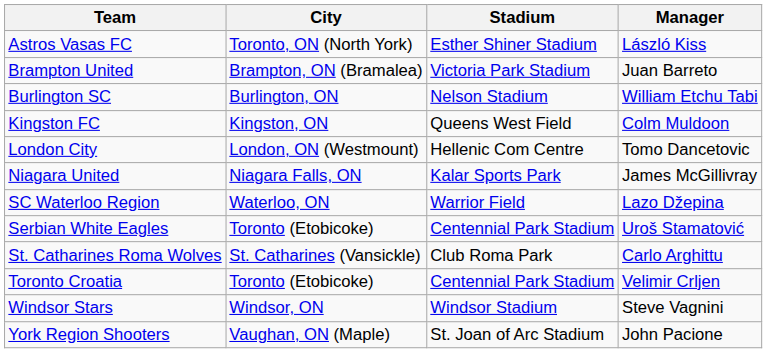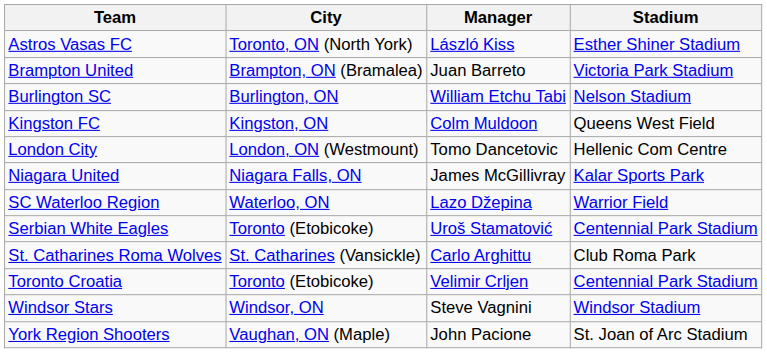columns swapped: (522, 17) <-> (690, 17)
